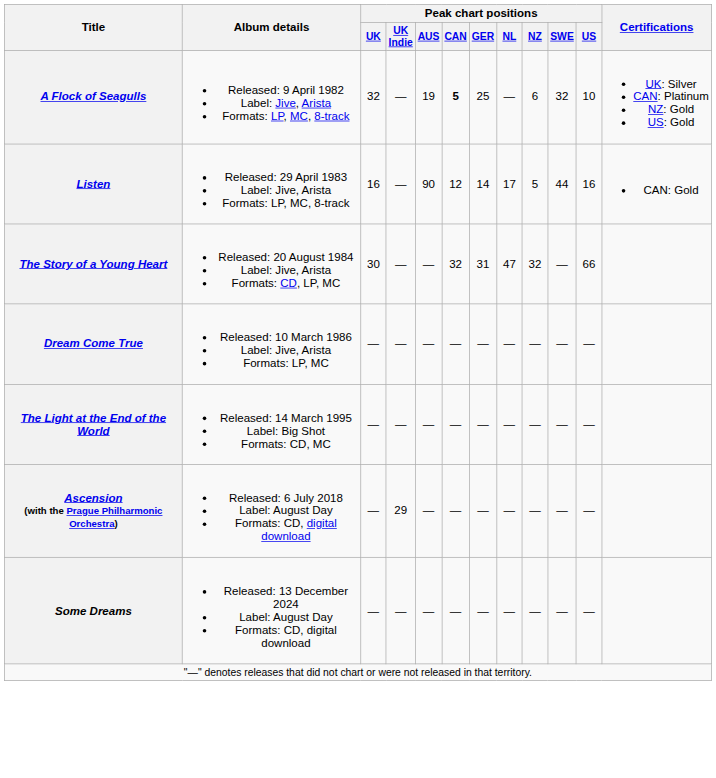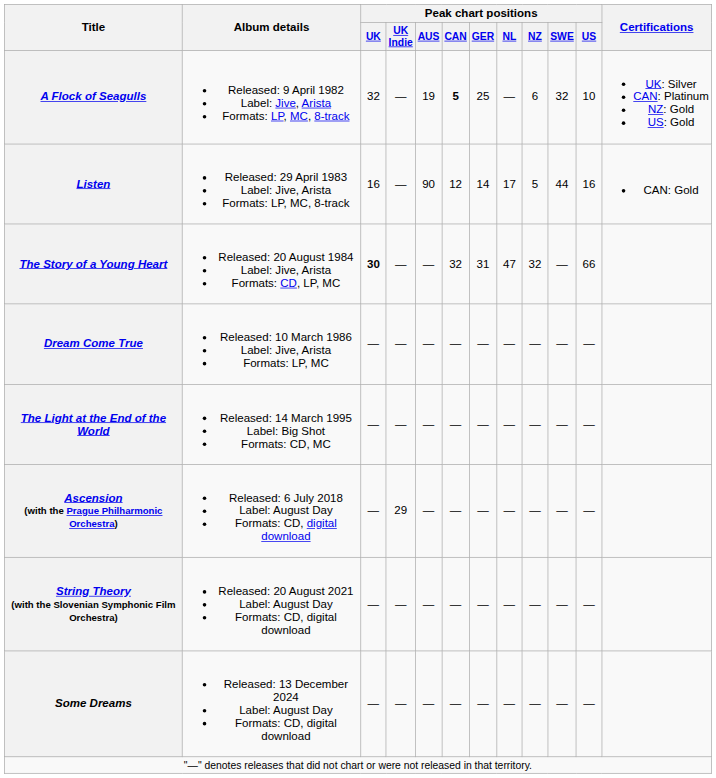(373, 264) normal -> (373, 264) bold
+ row: (93, 604)
